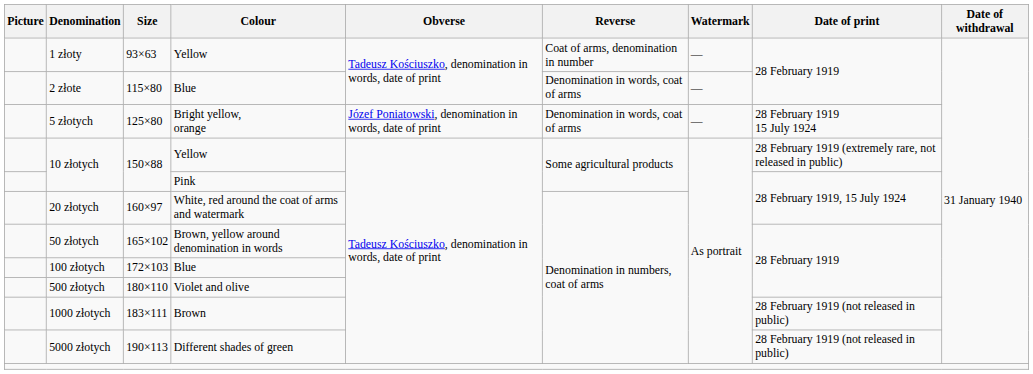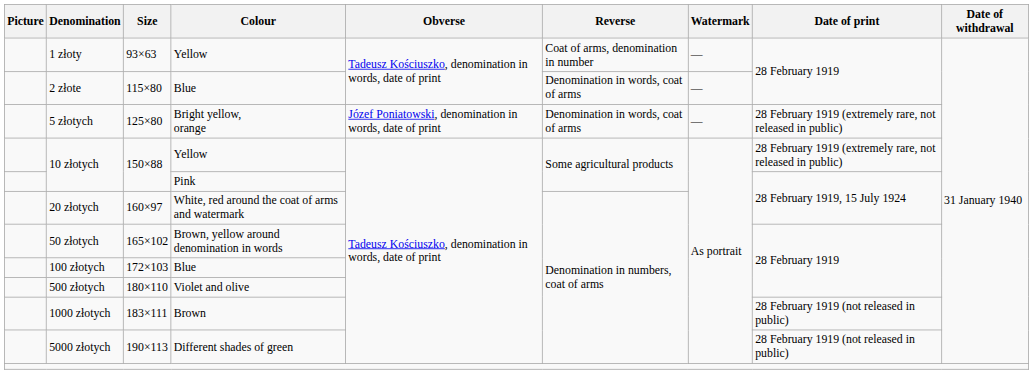(797, 121) 28 February 1919 15 July 1924 -> (845, 121) 28 February 1919 (extremely rare, not released in public)
